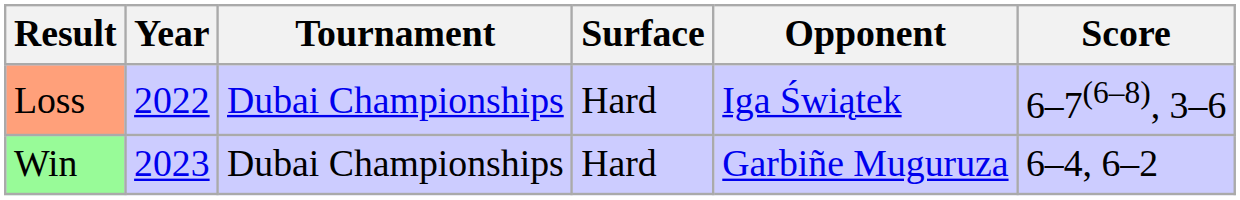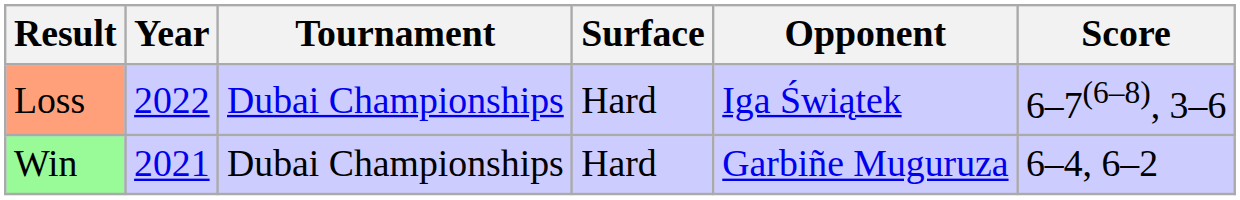(172, 164) 2023 -> (172, 164) 2021
